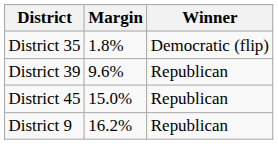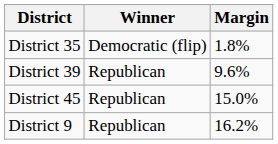columns swapped: (210, 17) <-> (116, 17)
